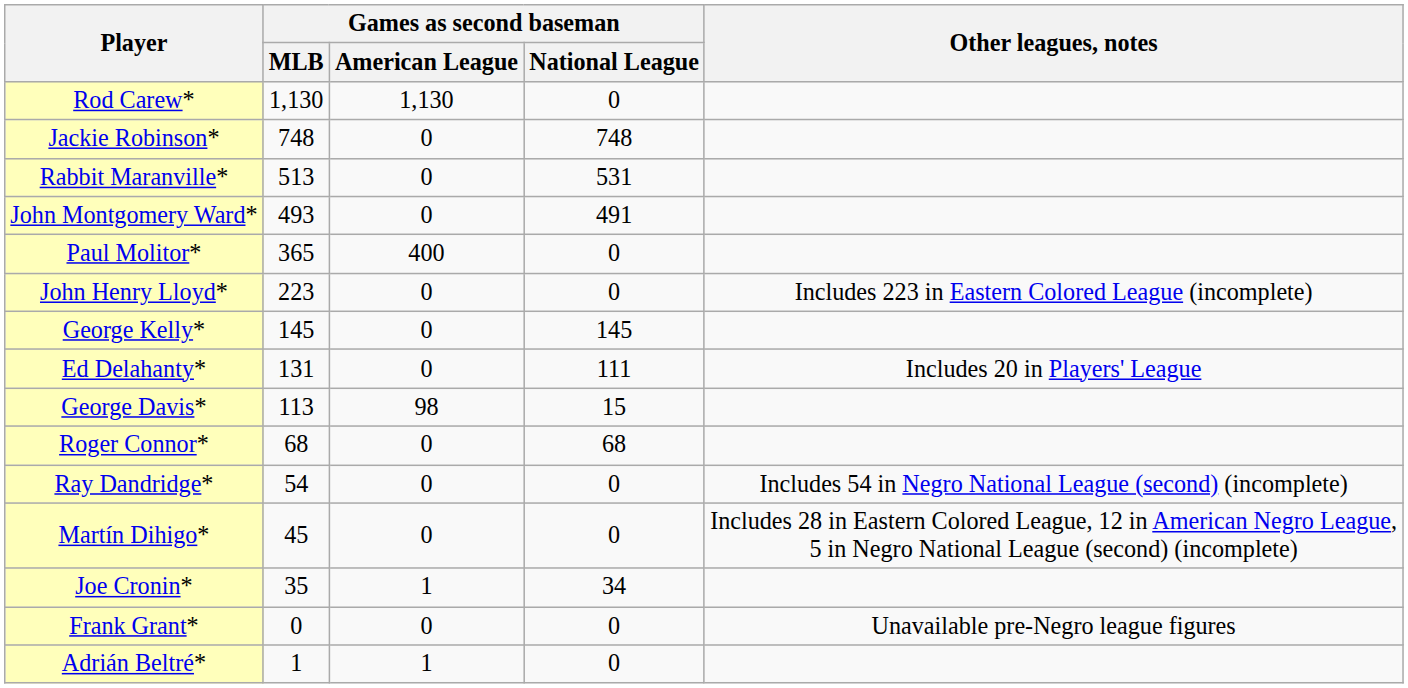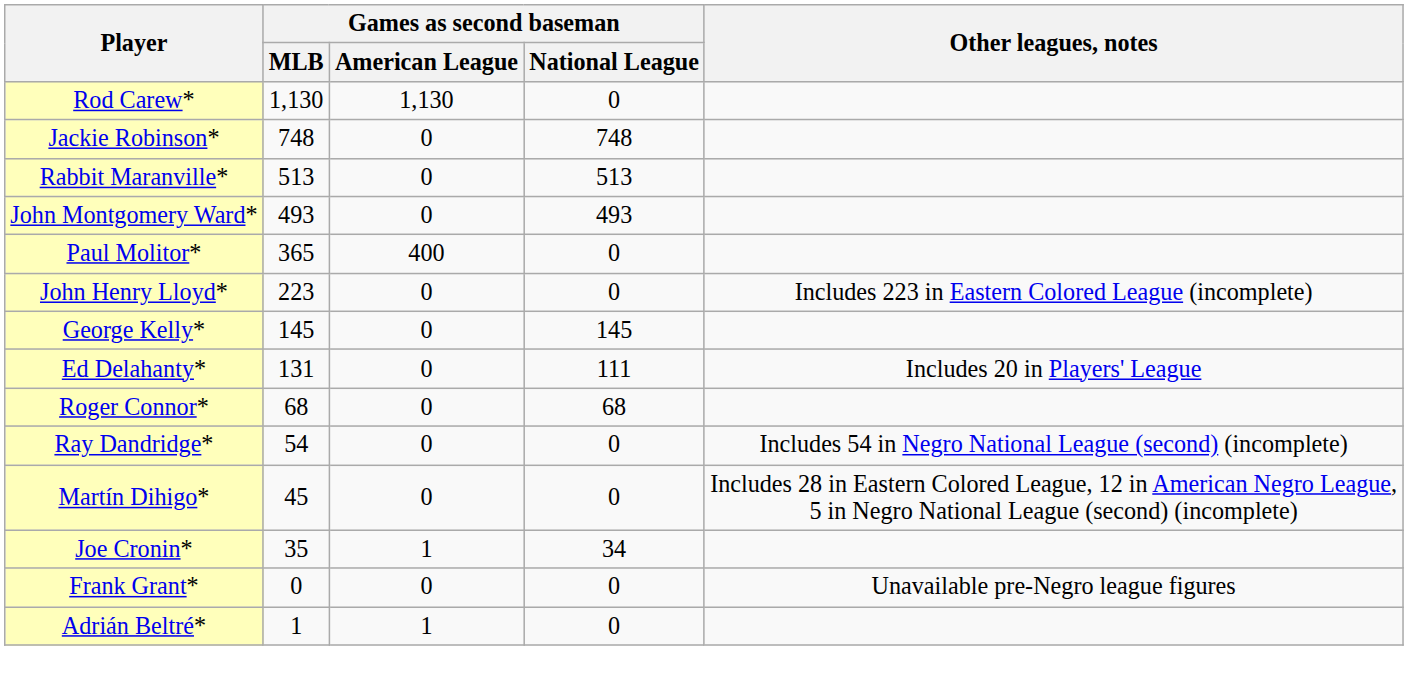(614, 176) 531 -> (614, 176) 513
(614, 215) 491 -> (614, 215) 493
- row: (134, 406)
